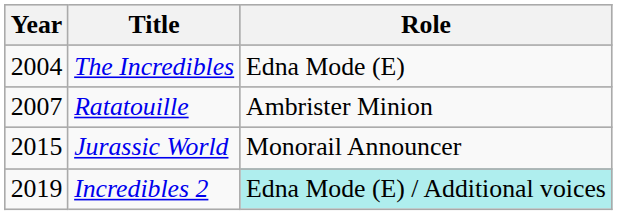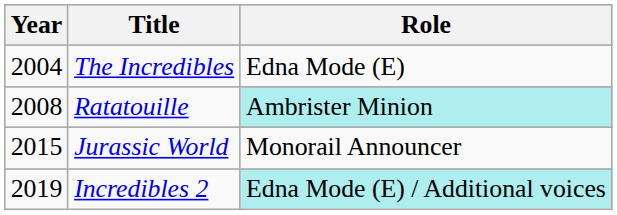(37, 106) 2007 -> (37, 106) 2008
(339, 106) no background -> (339, 106) paleturquoise background
